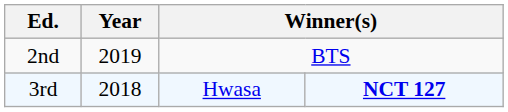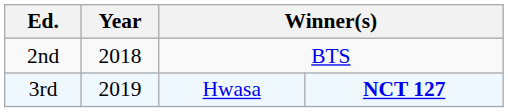(120, 55) 2019 -> (120, 55) 2018
(120, 89) 2018 -> (120, 89) 2019
